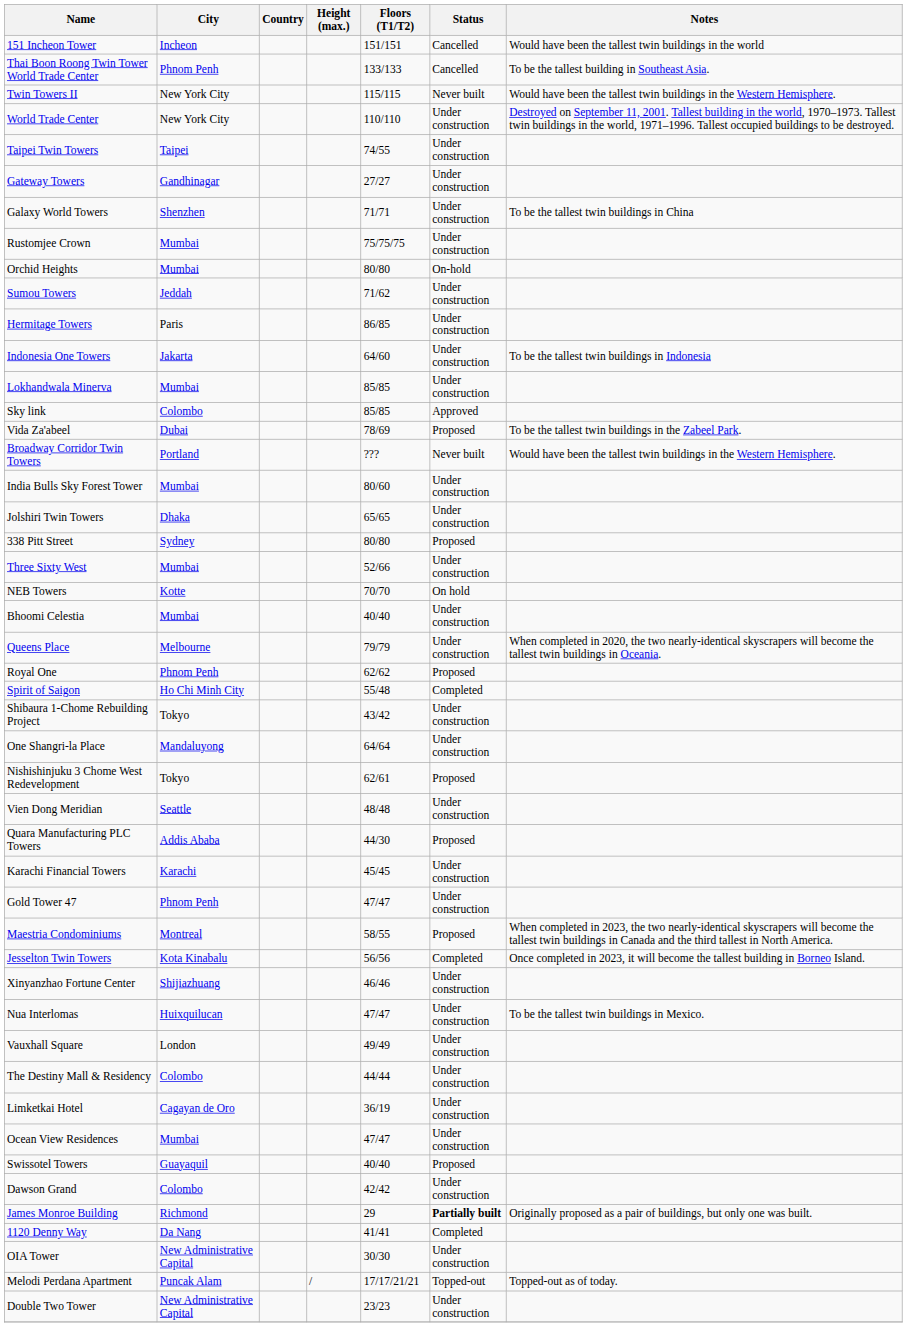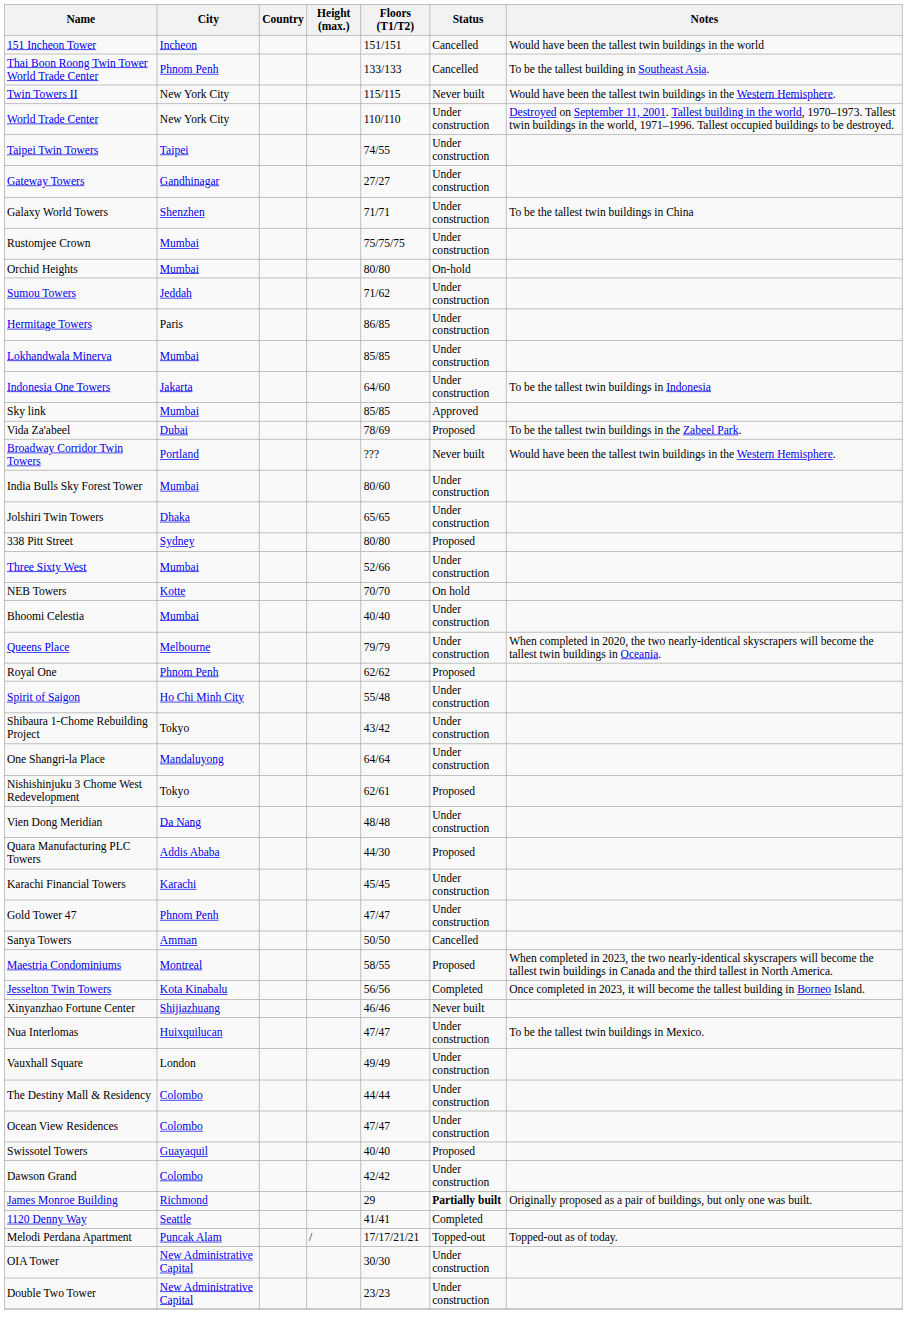rows swapped: (59, 387) <-> (59, 355)
(181, 411) Colombo -> (179, 411) Mumbai
(458, 690) Completed -> (461, 697) Under construction
(176, 809) Seattle -> (181, 822) Da Nang
+ row: (39, 940)
(461, 983) Under construction -> (458, 1008) Never built
- row: (45, 1108)
(179, 1139) Mumbai -> (181, 1126) Colombo
(181, 1232) Da Nang -> (176, 1219) Seattle
rows swapped: (33, 1256) <-> (69, 1281)
